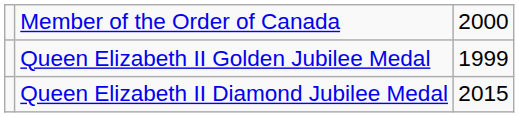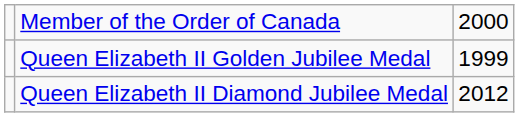(483, 93) 2015 -> (483, 93) 2012
